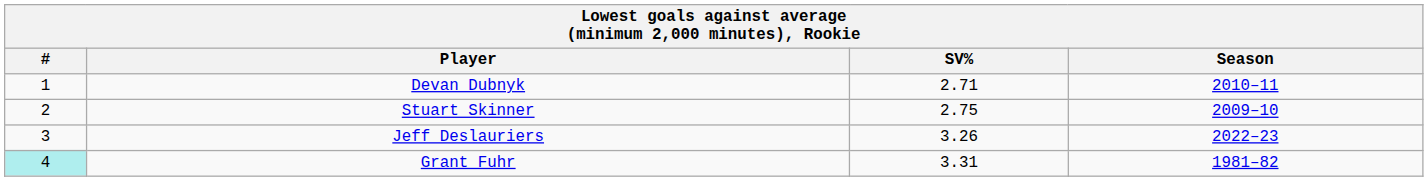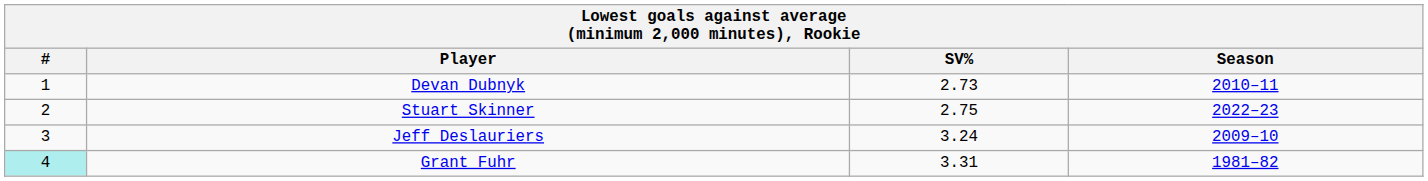(959, 87) 2.71 -> (959, 87) 2.73
(1245, 112) 2009–10 -> (1245, 112) 2022–23
(959, 138) 3.26 -> (959, 138) 3.24
(1245, 138) 2022–23 -> (1245, 138) 2009–10
